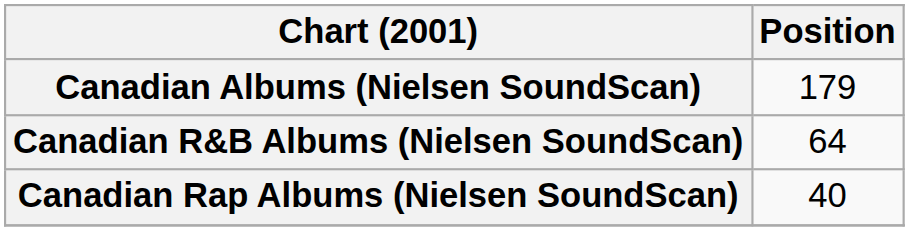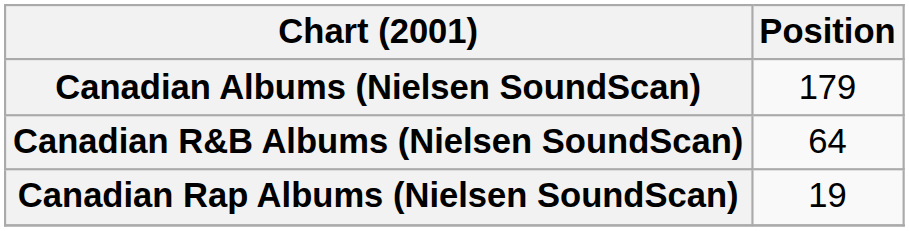(827, 196) 40 -> (827, 196) 19
